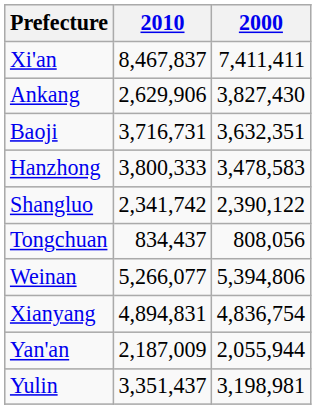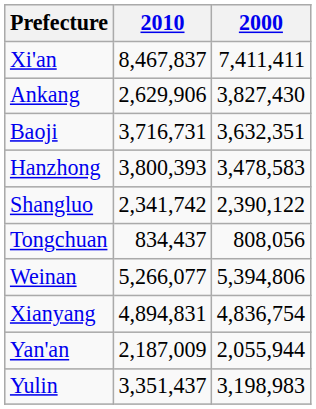(162, 168) 3,800,333 -> (162, 168) 3,800,393
(261, 386) 3,198,981 -> (261, 386) 3,198,983
